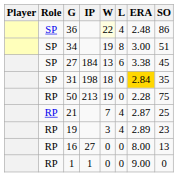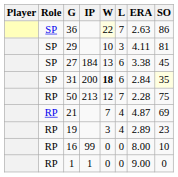(121, 29) 4 -> (121, 29) 7
(141, 29) 2.48 -> (141, 29) 2.63
- row: (72, 46)
+ row: (72, 46)
(90, 79) 198 -> (90, 79) 200
(108, 79) normal -> (108, 79) bold
(121, 79) 0 -> (121, 79) 6
(141, 79) gold background -> (141, 79) no background
(164, 79) no background -> (164, 79) lightyellow background
(108, 96) 19 -> (108, 96) 12
(121, 96) 0 -> (121, 96) 7
(141, 113) 2.87 -> (141, 113) 4.87
(164, 113) 25 -> (164, 113) 69
(90, 146) 27 -> (90, 146) 99
(164, 146) 13 -> (164, 146) 10
